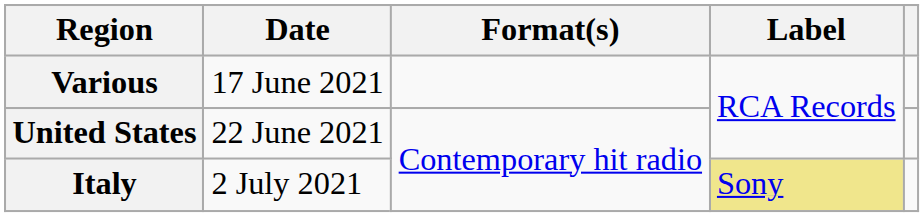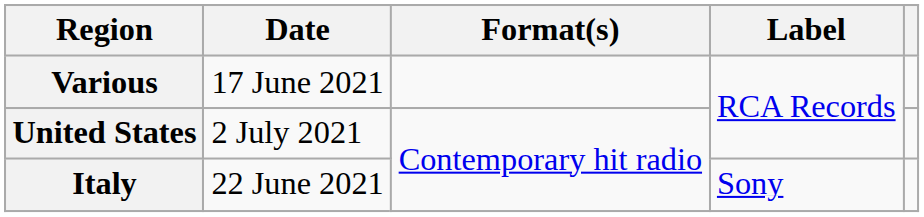(298, 132) 22 June 2021 -> (287, 132) 2 July 2021
(287, 183) 2 July 2021 -> (298, 183) 22 June 2021
(750, 183) khaki background -> (750, 183) no background
